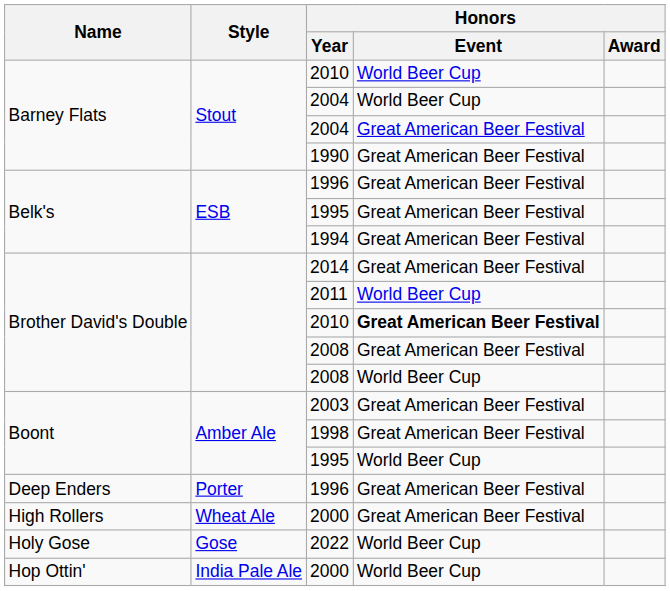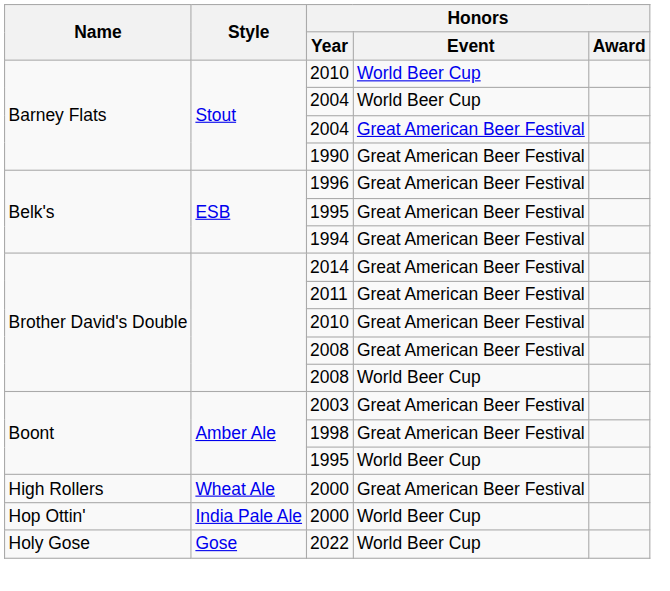(419, 294) World Beer Cup -> (471, 294) Great American Beer Festival
(478, 322) bold -> (471, 322) normal
- row: (59, 488)
rows swapped: (47, 571) <-> (49, 543)
